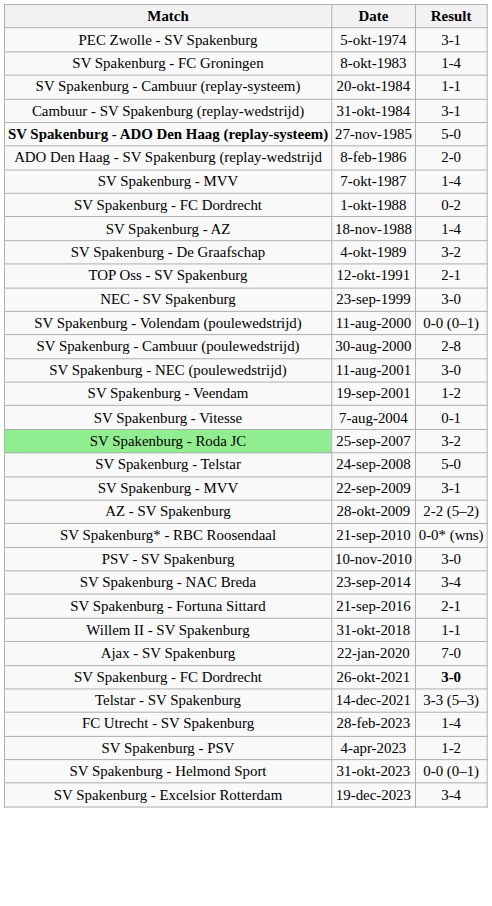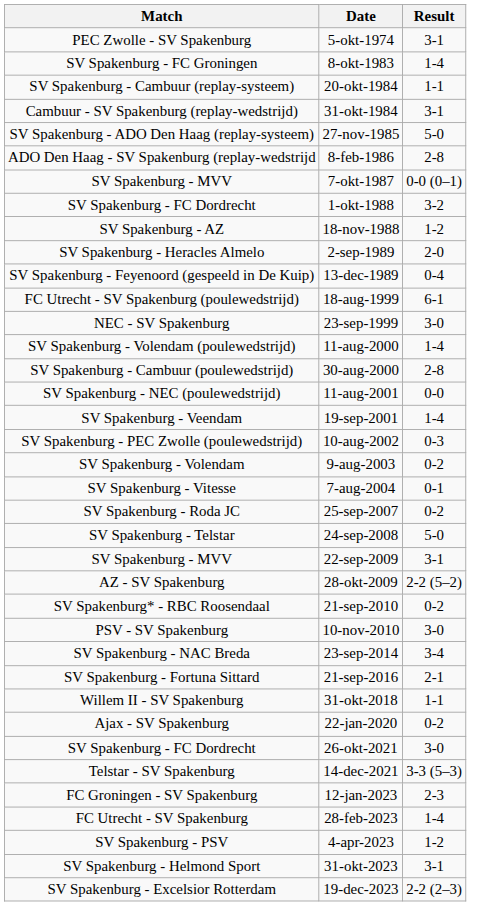(168, 134) bold -> (162, 134) normal
(451, 157) 2-0 -> (434, 157) 2-8
(451, 181) 1-4 -> (434, 181) 0-0 (0–1)
(451, 205) 0-2 -> (434, 205) 3-2
(451, 228) 1-4 -> (434, 228) 1-2
+ row: (361, 252)
- row: (373, 252)
+ row: (361, 275)
- row: (373, 275)
+ row: (361, 299)
(451, 323) 0-0 (0–1) -> (434, 346) 1-4
(451, 370) 3-0 -> (434, 393) 0-0
(451, 393) 1-2 -> (434, 417) 1-4
+ row: (361, 441)
+ row: (361, 464)
(168, 441) lightgreen background -> (162, 511) no background
(451, 441) 3-2 -> (434, 511) 0-2
(451, 535) 0-0* (wns) -> (434, 606) 0-2
(451, 653) 7-0 -> (434, 724) 0-2
(451, 677) bold -> (434, 747) normal
+ row: (361, 795)
(451, 771) 0-0 (0–1) -> (434, 865) 3-1
(451, 795) 3-4 -> (434, 889) 2-2 (2–3)
